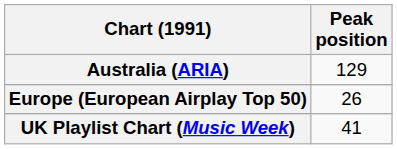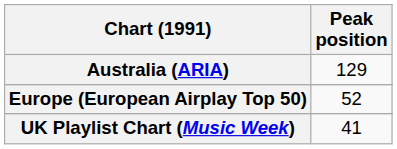(352, 98) 26 -> (352, 98) 52
